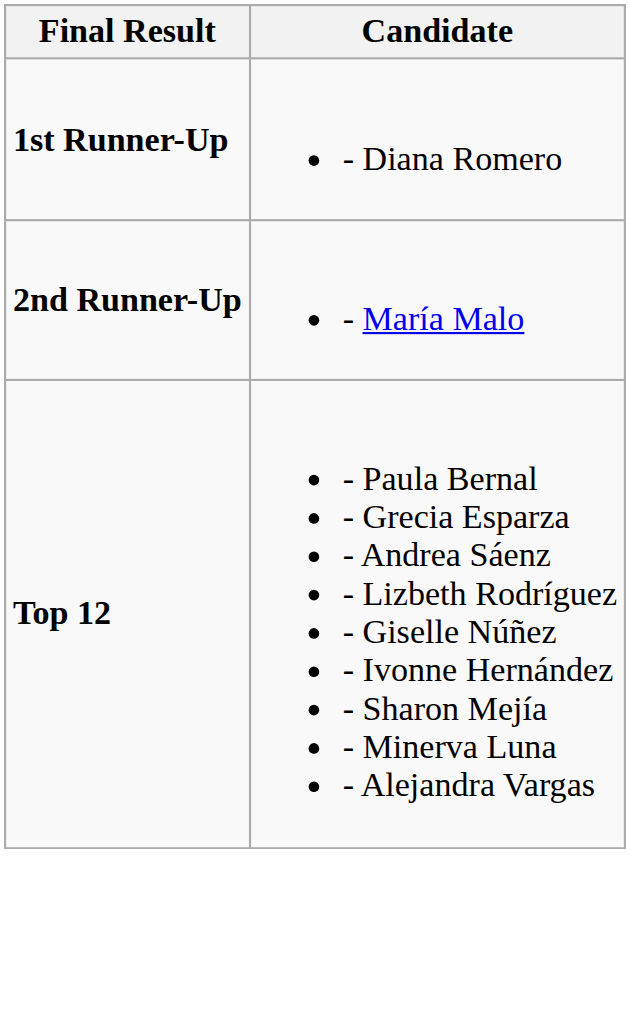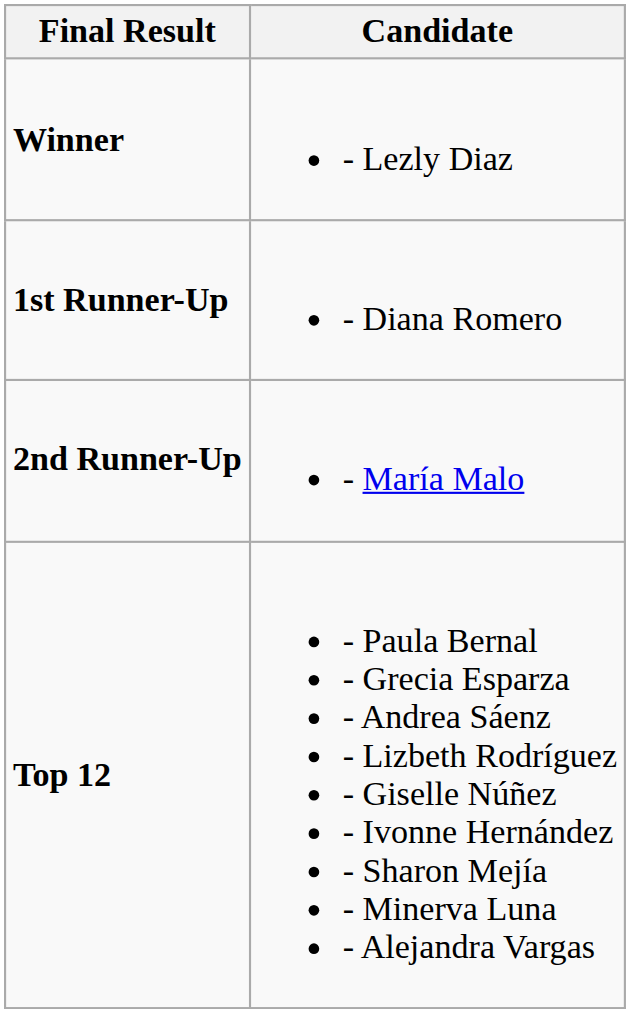+ row: (68, 138)
